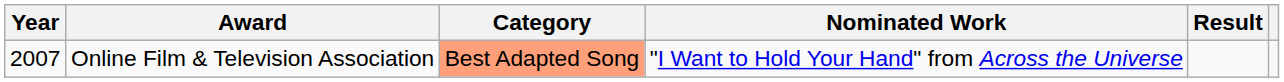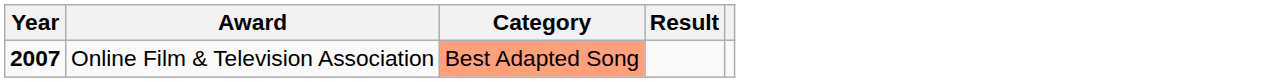- column: (916, 22)
(35, 58) normal -> (35, 58) bold
